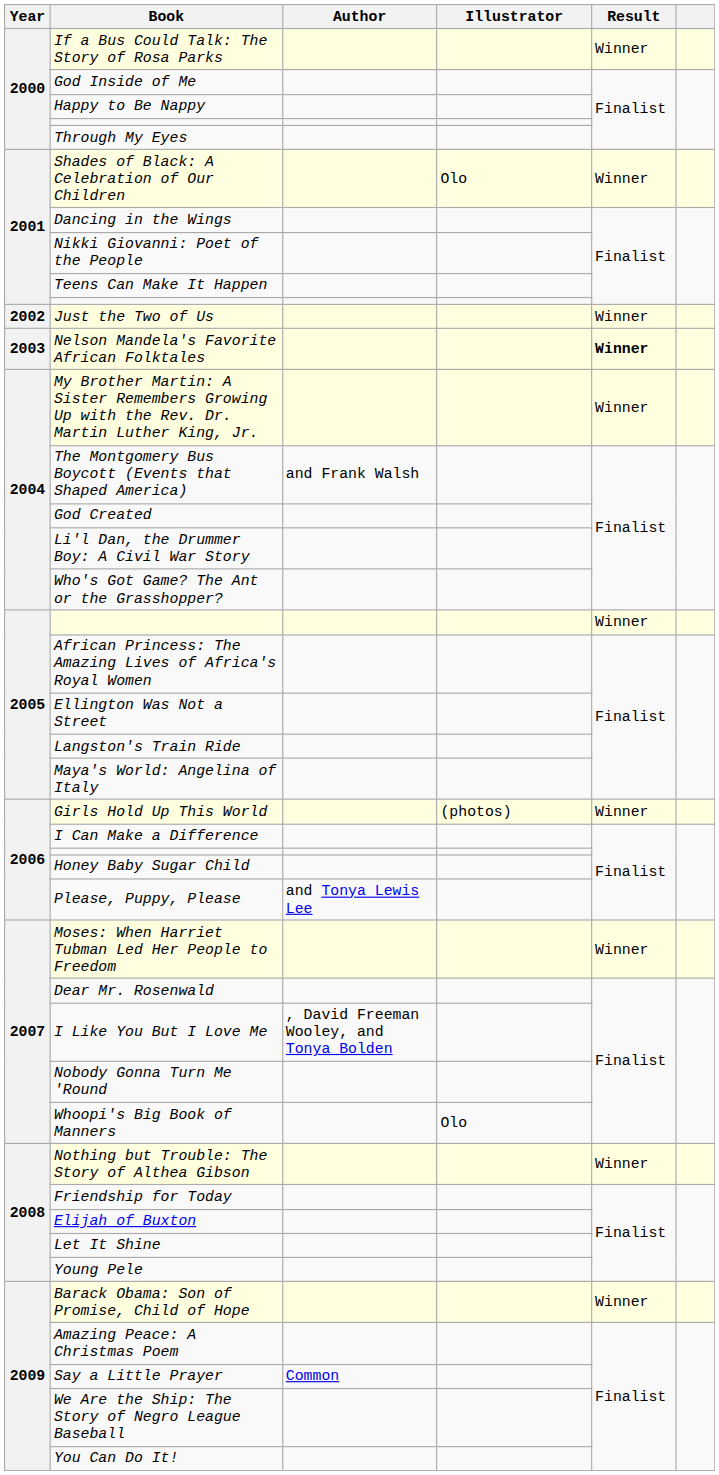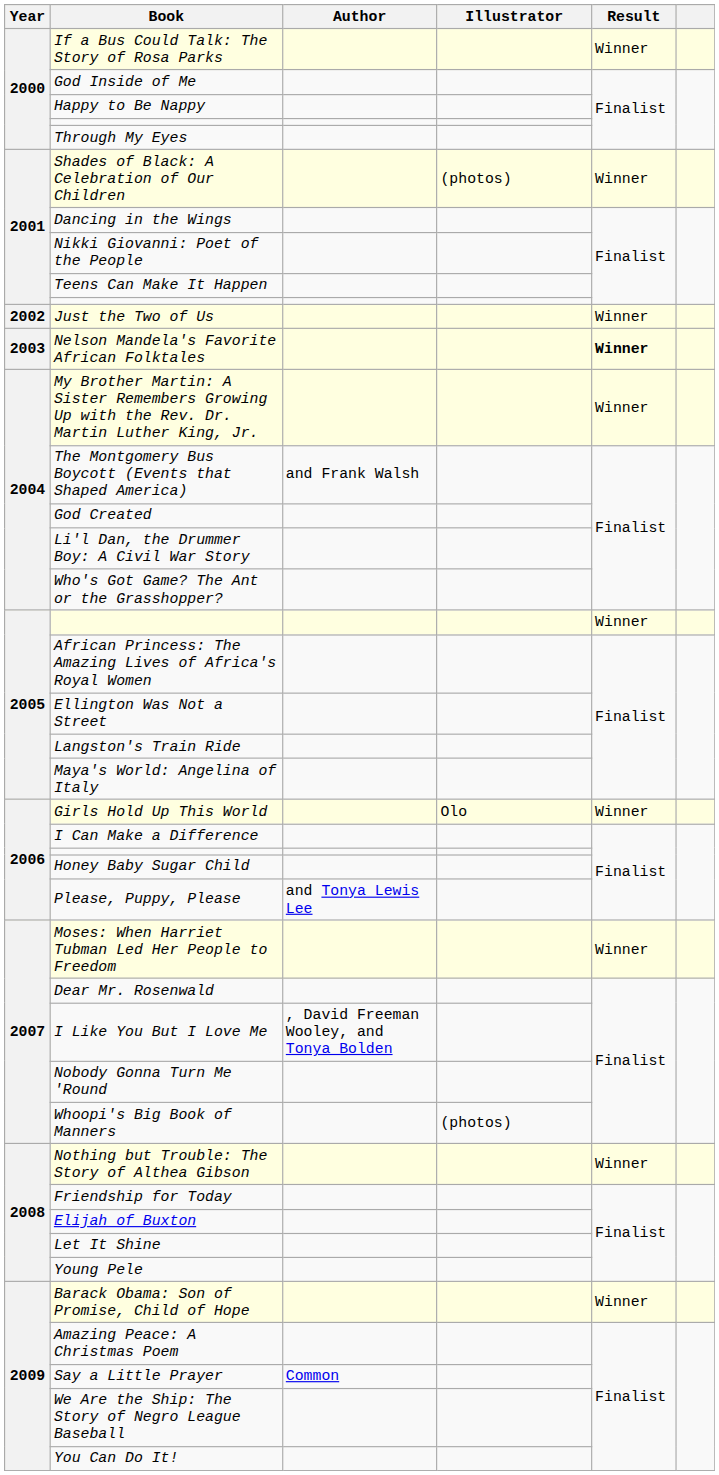(454, 179) Olo -> (476, 179) (photos)
(476, 812) (photos) -> (454, 812) Olo
(454, 1123) Olo -> (476, 1123) (photos)
